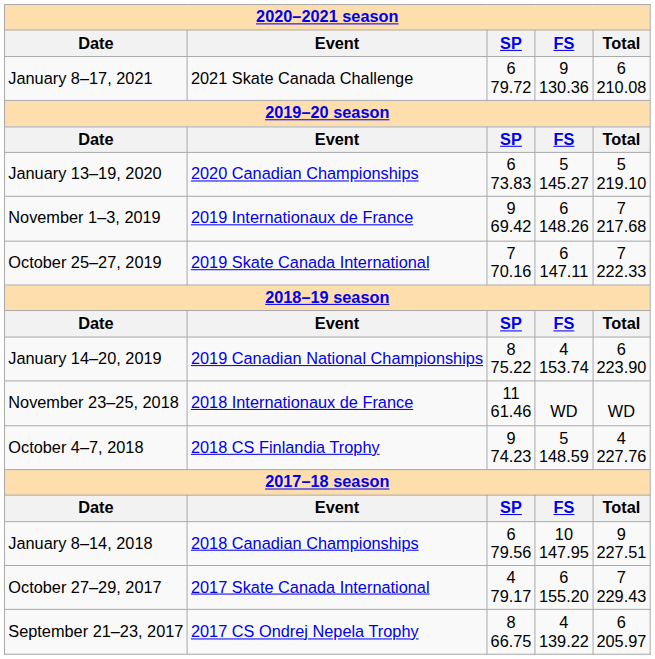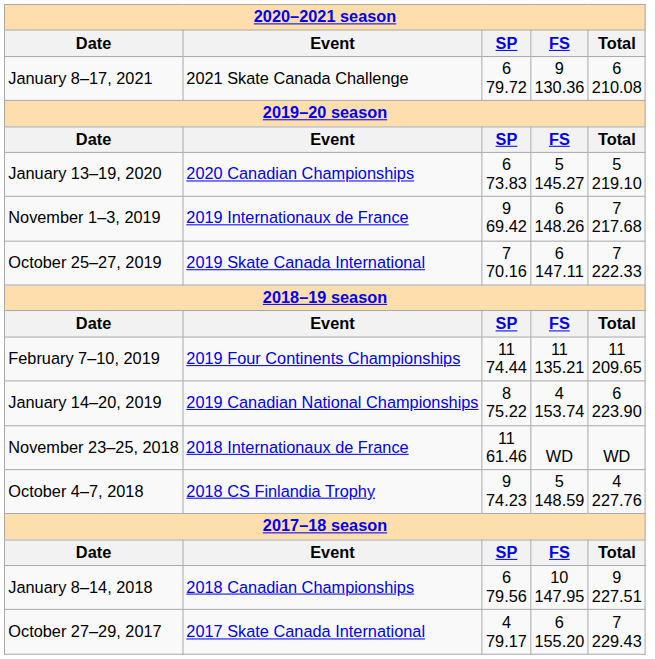+ row: (84, 358)
- row: (96, 631)
